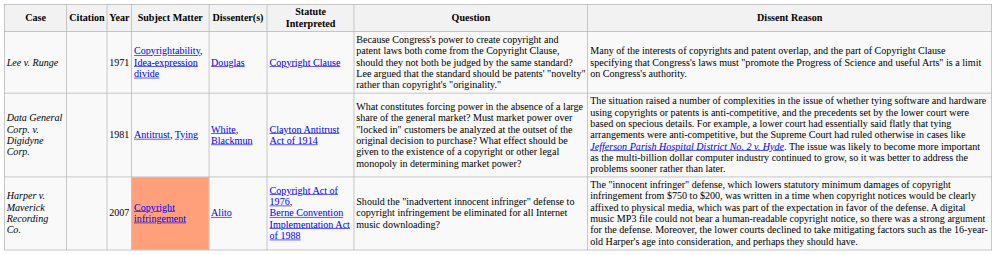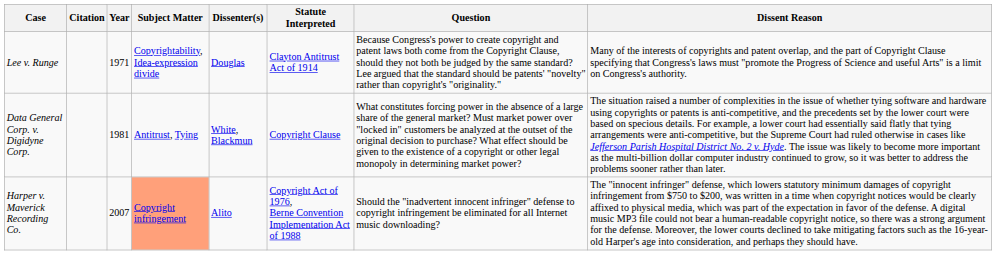(305, 62) Copyright Clause -> (304, 62) Clayton Antitrust Act of 1914
(304, 135) Clayton Antitrust Act of 1914 -> (305, 135) Copyright Clause
